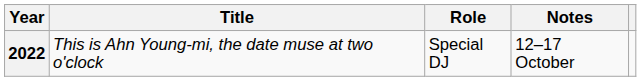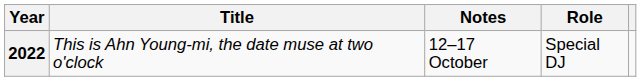columns swapped: (468, 17) <-> (570, 17)
